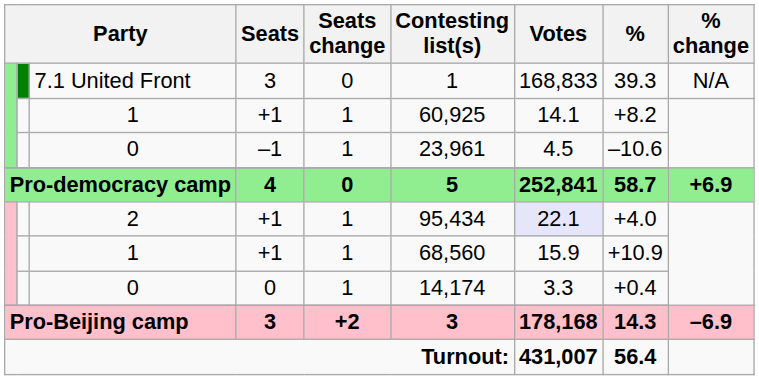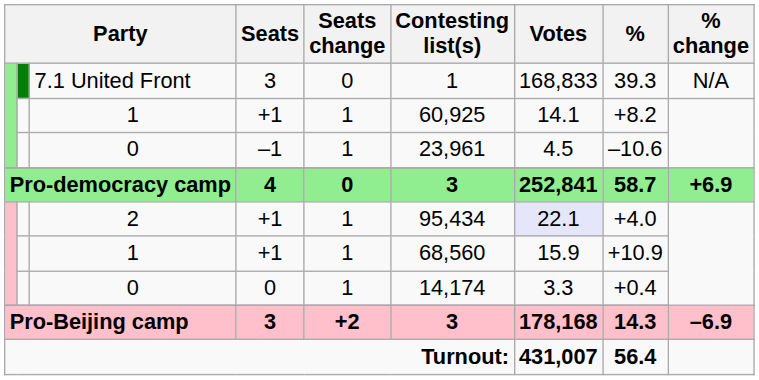(452, 184) 5 -> (452, 184) 3
